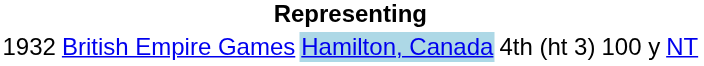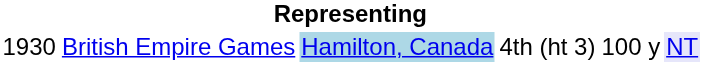(29, 46) 1932 -> (29, 46) 1930
(682, 46) no background -> (682, 46) lavender background
